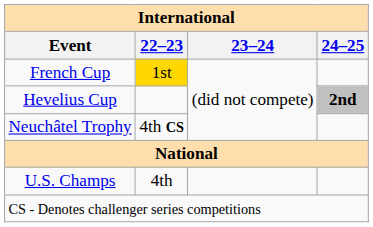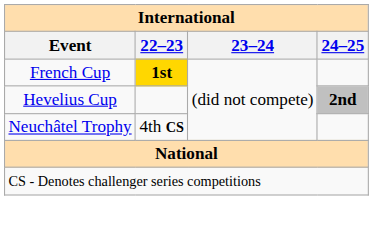(162, 72) normal -> (162, 72) bold
- row: (70, 180)
